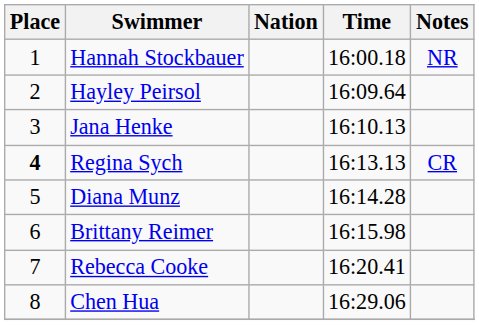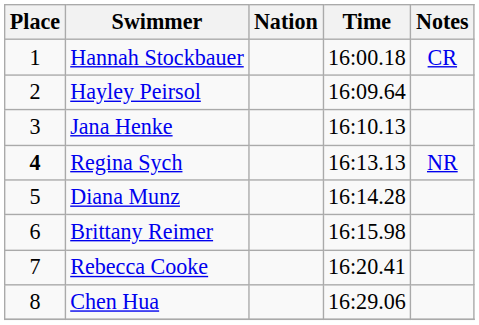(442, 57) NR -> (442, 57) CR
(442, 162) CR -> (442, 162) NR
